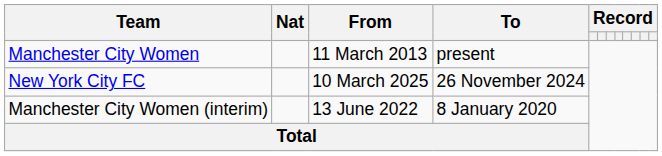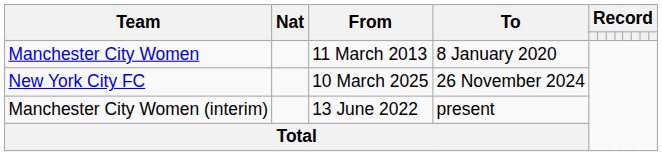(466, 54) present -> (497, 54) 8 January 2020
(497, 109) 8 January 2020 -> (466, 109) present
